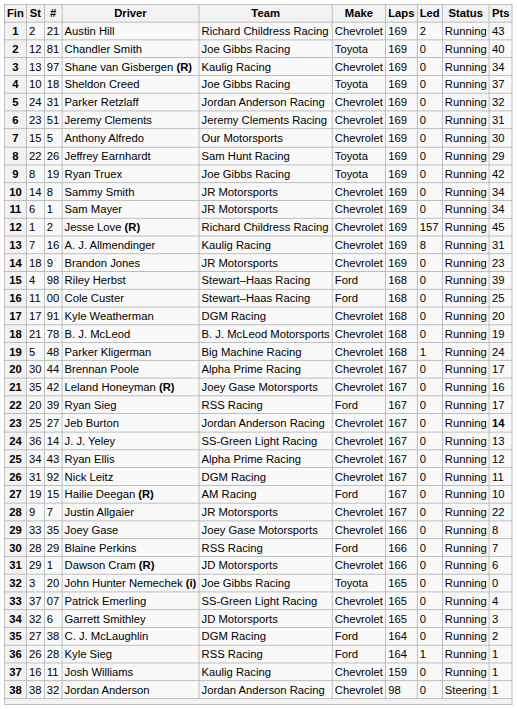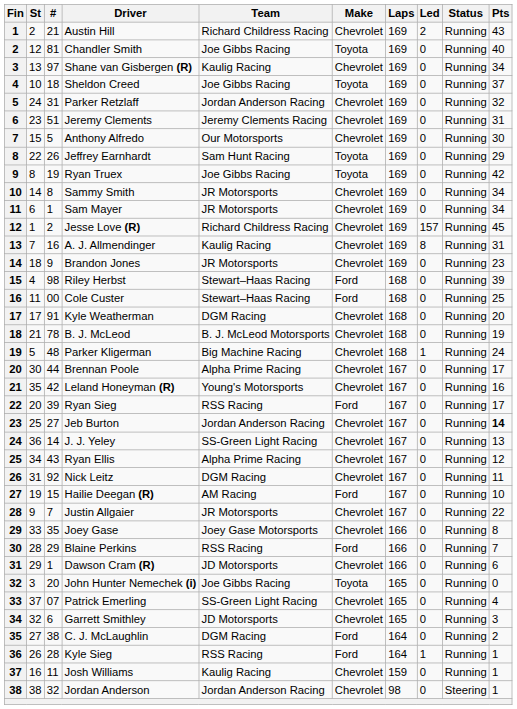(260, 387) Joey Gase Motorsports -> (252, 387) Young's Motorsports
